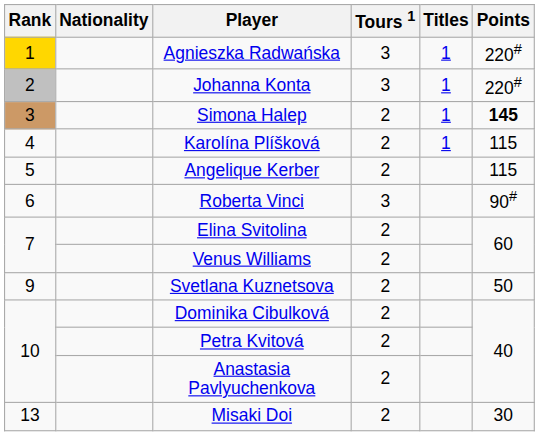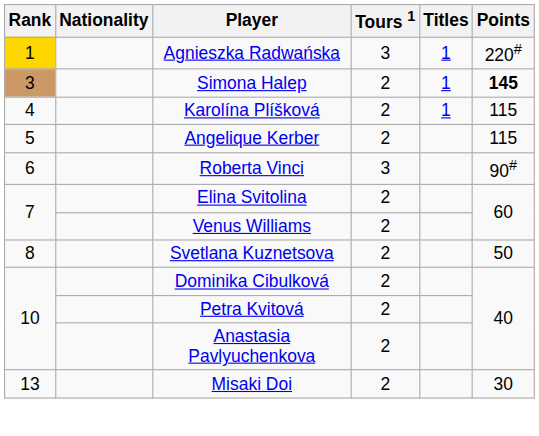- row: (252, 85)
(30, 286) 9 -> (30, 253) 8
